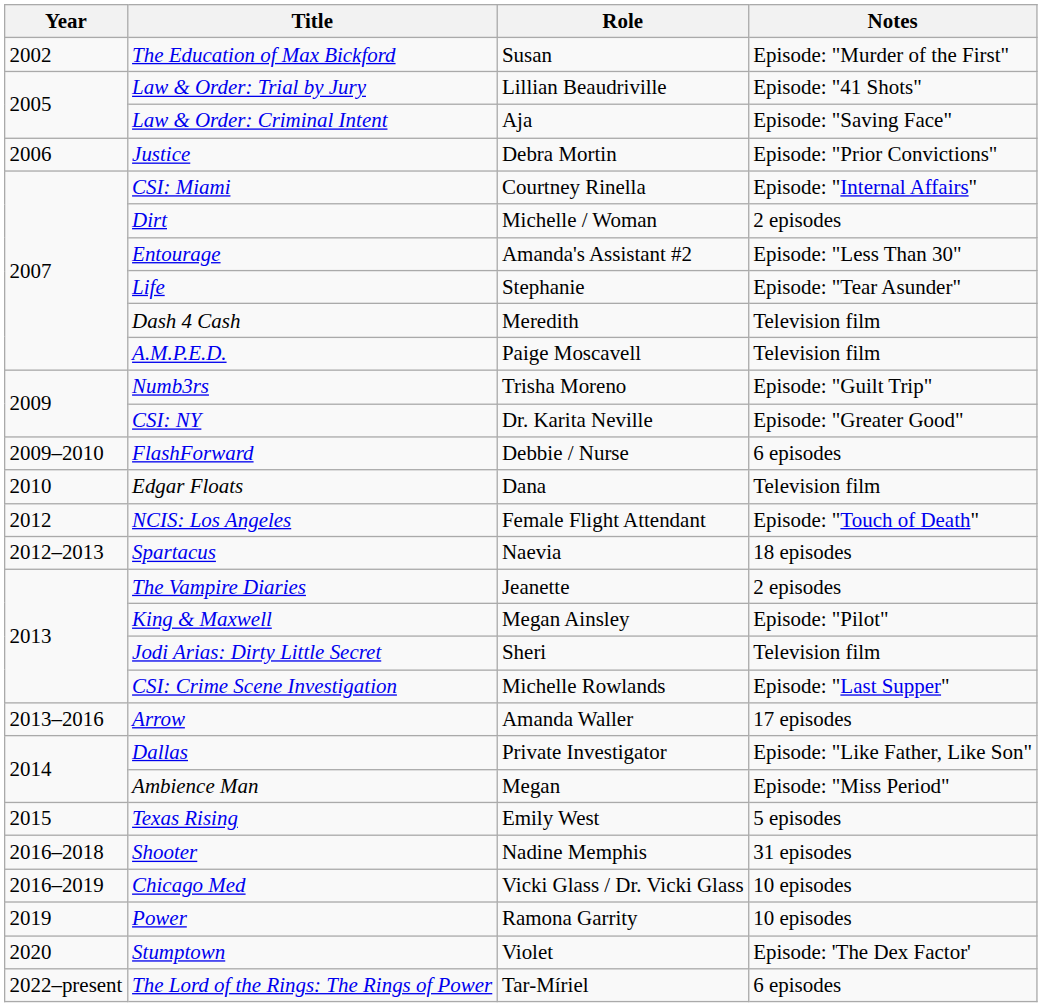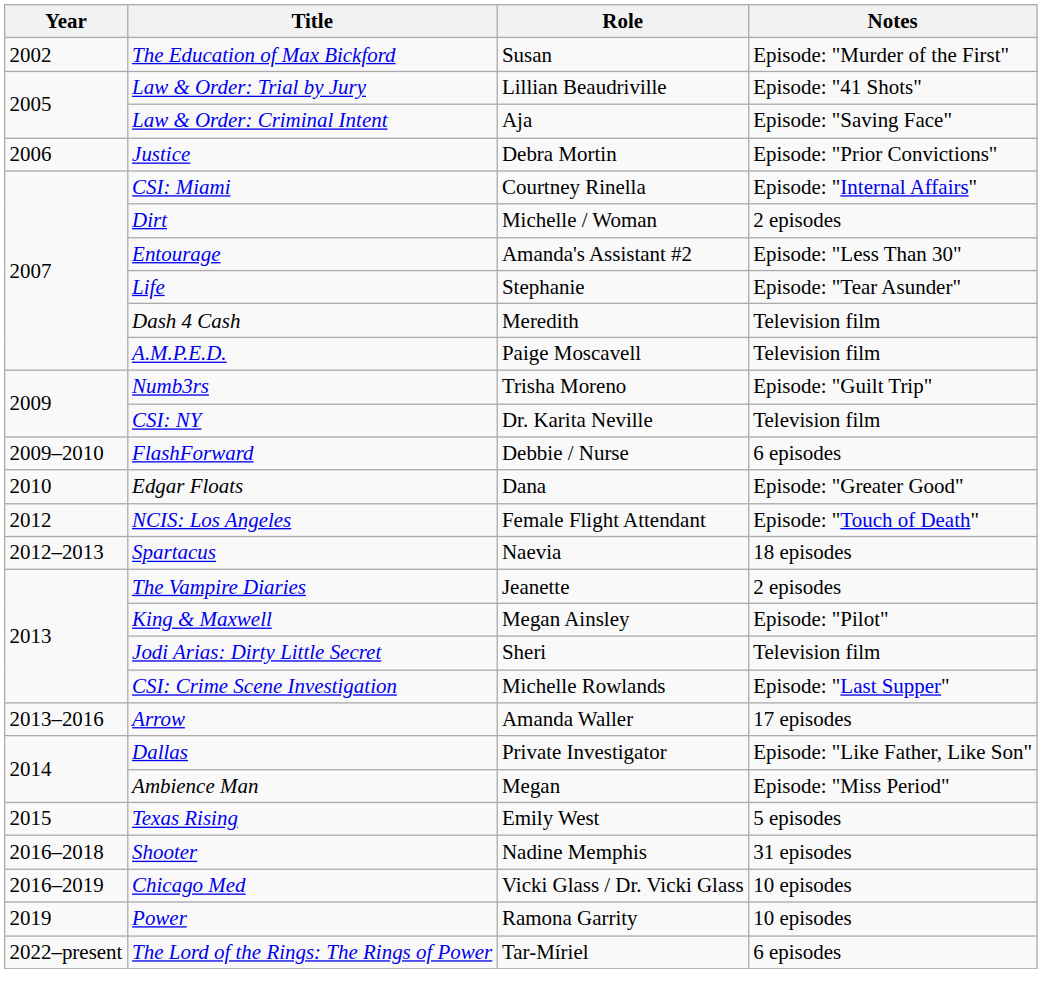(858, 420) Episode: "Greater Good" -> (817, 420) Television film
(817, 486) Television film -> (858, 486) Episode: "Greater Good"
- row: (179, 951)
